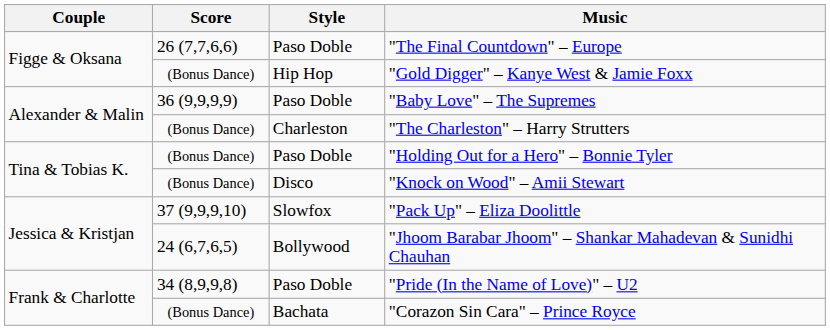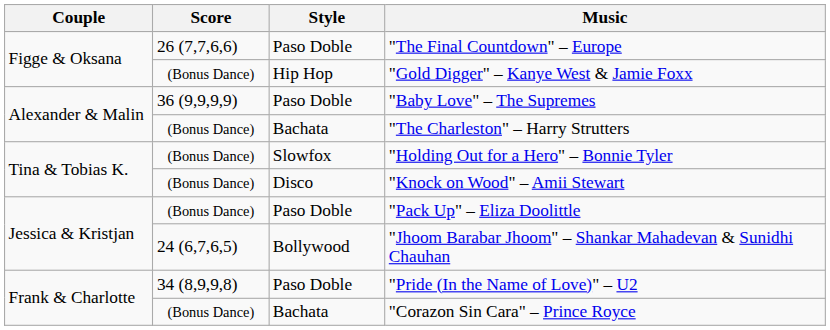(310, 127) Charleston -> (301, 127) Bachata
(312, 155) Paso Doble -> (302, 155) Slowfox
(202, 210) 37 (9,9,9,10) -> (211, 211) (Bonus Dance)
(302, 210) Slowfox -> (312, 210) Paso Doble
